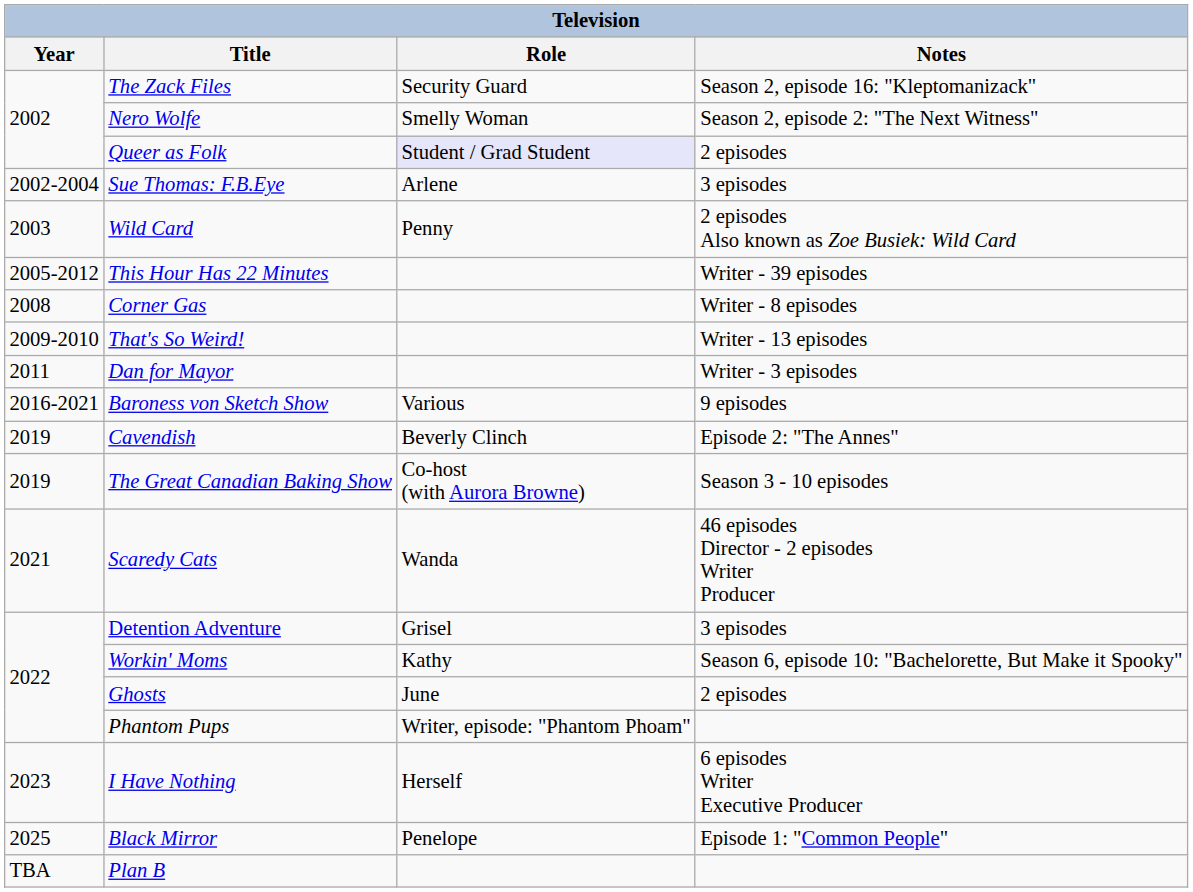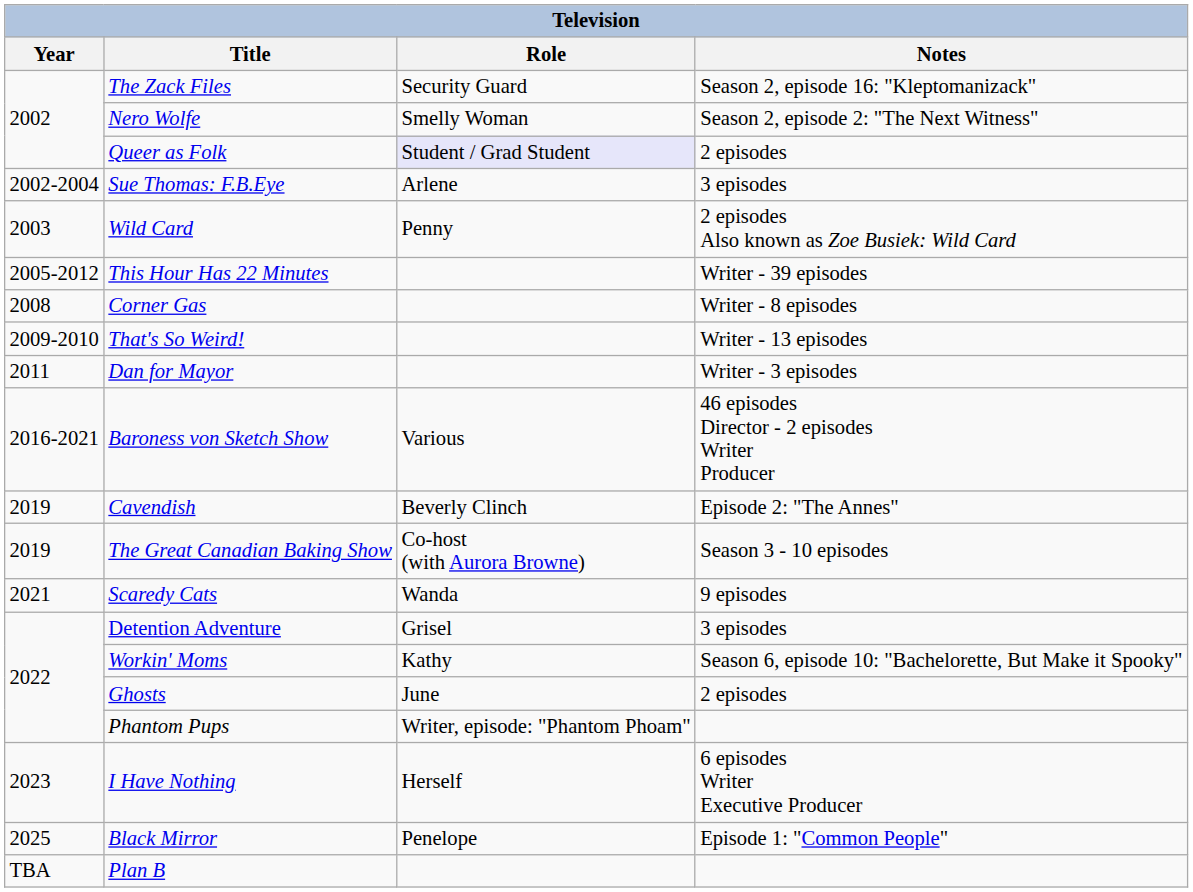(743, 404) 9 episodes -> (786, 438) 46 episodes Director - 2 episodes Writer Producer
(786, 560) 46 episodes Director - 2 episodes Writer Producer -> (743, 595) 9 episodes
